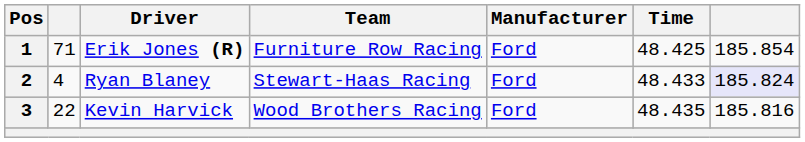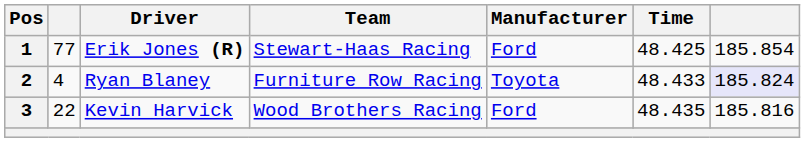(64, 51) 71 -> (64, 51) 77
(368, 51) Furniture Row Racing -> (362, 51) Stewart-Haas Racing
(362, 82) Stewart-Haas Racing -> (368, 82) Furniture Row Racing
(514, 82) Ford -> (525, 82) Toyota
